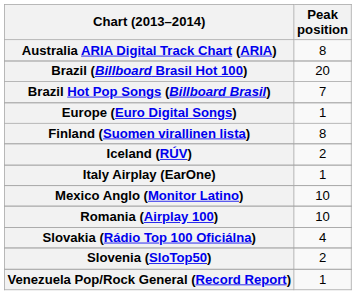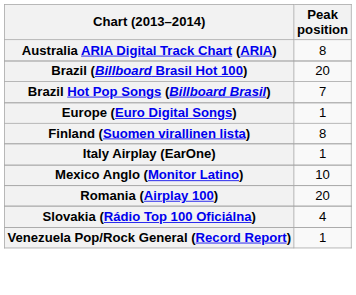- row: (149, 154)
(323, 216) 10 -> (323, 196) 20
- row: (149, 258)
